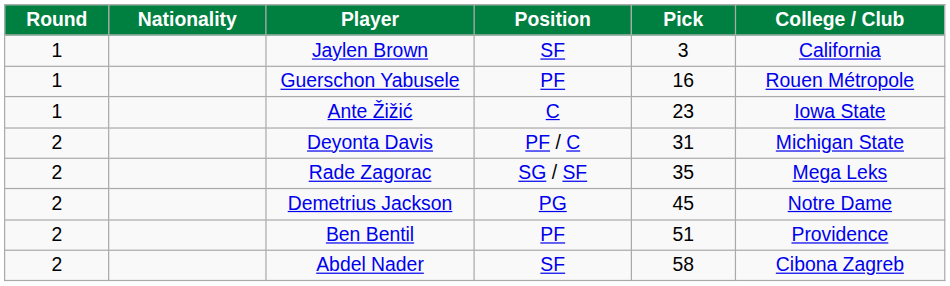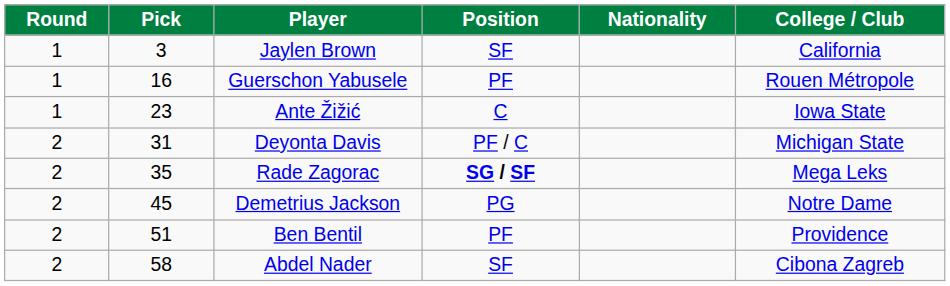columns swapped: (683, 19) <-> (187, 19)
(553, 173) normal -> (501, 173) bold
